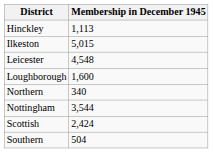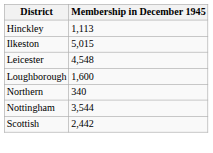(83, 124) 2,424 -> (83, 124) 2,442
- row: (25, 140)
